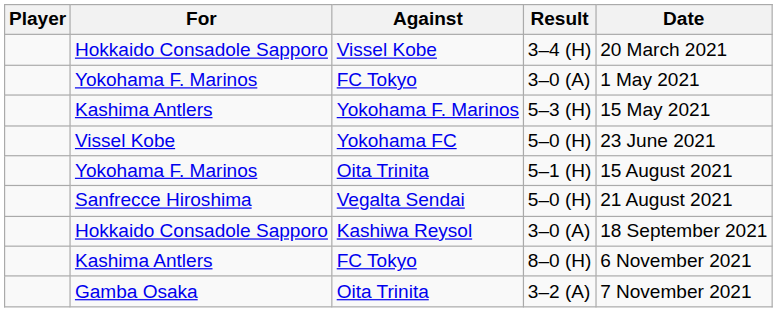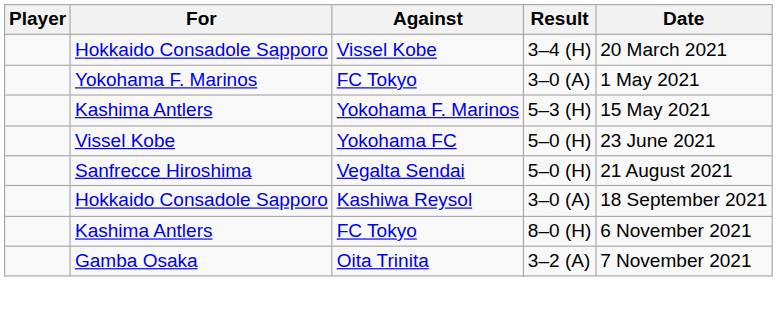- row: (383, 170)
